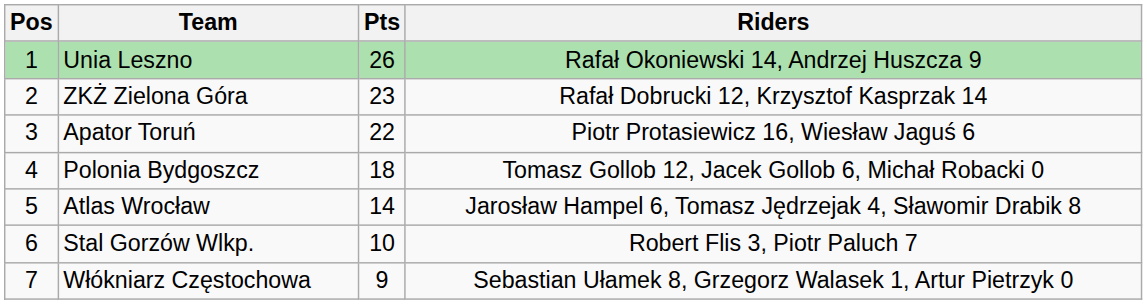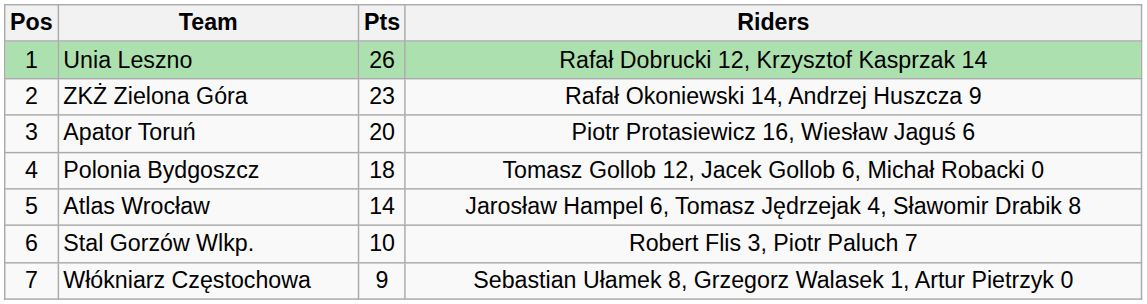(773, 59) Rafał Okoniewski 14, Andrzej Huszcza 9 -> (773, 59) Rafał Dobrucki 12, Krzysztof Kasprzak 14
(773, 96) Rafał Dobrucki 12, Krzysztof Kasprzak 14 -> (773, 96) Rafał Okoniewski 14, Andrzej Huszcza 9
(382, 133) 22 -> (382, 133) 20
